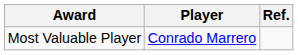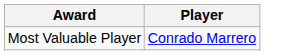- column: (276, 15)
